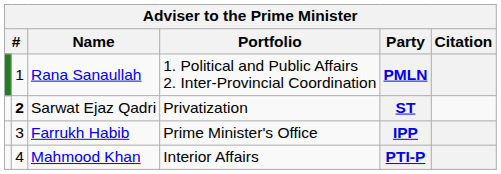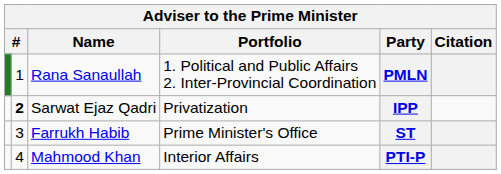(405, 108) ST -> (405, 108) IPP
(405, 132) IPP -> (405, 132) ST
